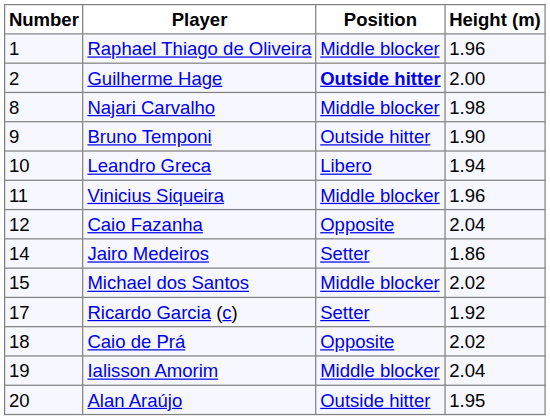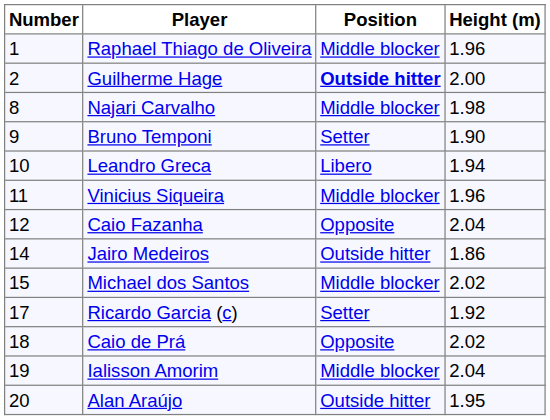(375, 136) Outside hitter -> (345, 136) Setter
(345, 253) Setter -> (375, 253) Outside hitter
